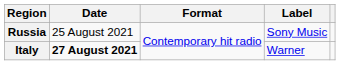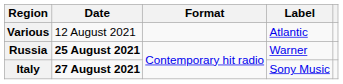+ row: (28, 32)
(93, 32) normal -> (97, 50) bold
(297, 32) Sony Music -> (288, 50) Warner
(286, 50) Warner -> (300, 69) Sony Music
